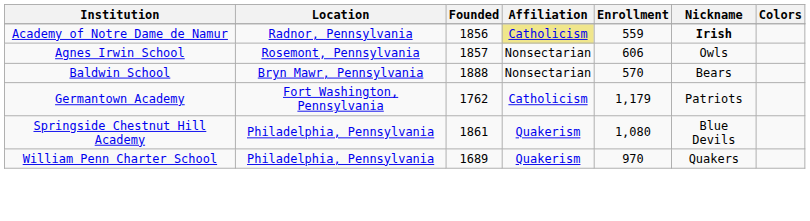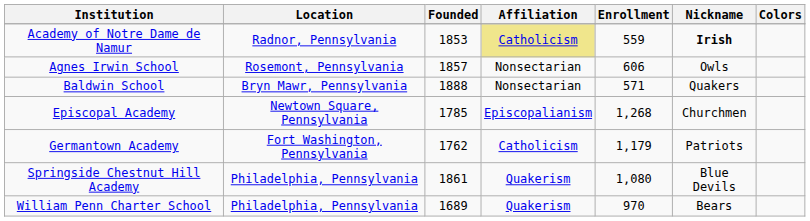(474, 34) 1856 -> (453, 41) 1853
(633, 73) 570 -> (634, 86) 571
(714, 73) Bears -> (714, 86) Quakers
+ row: (114, 113)
(714, 159) Quakers -> (714, 206) Bears
